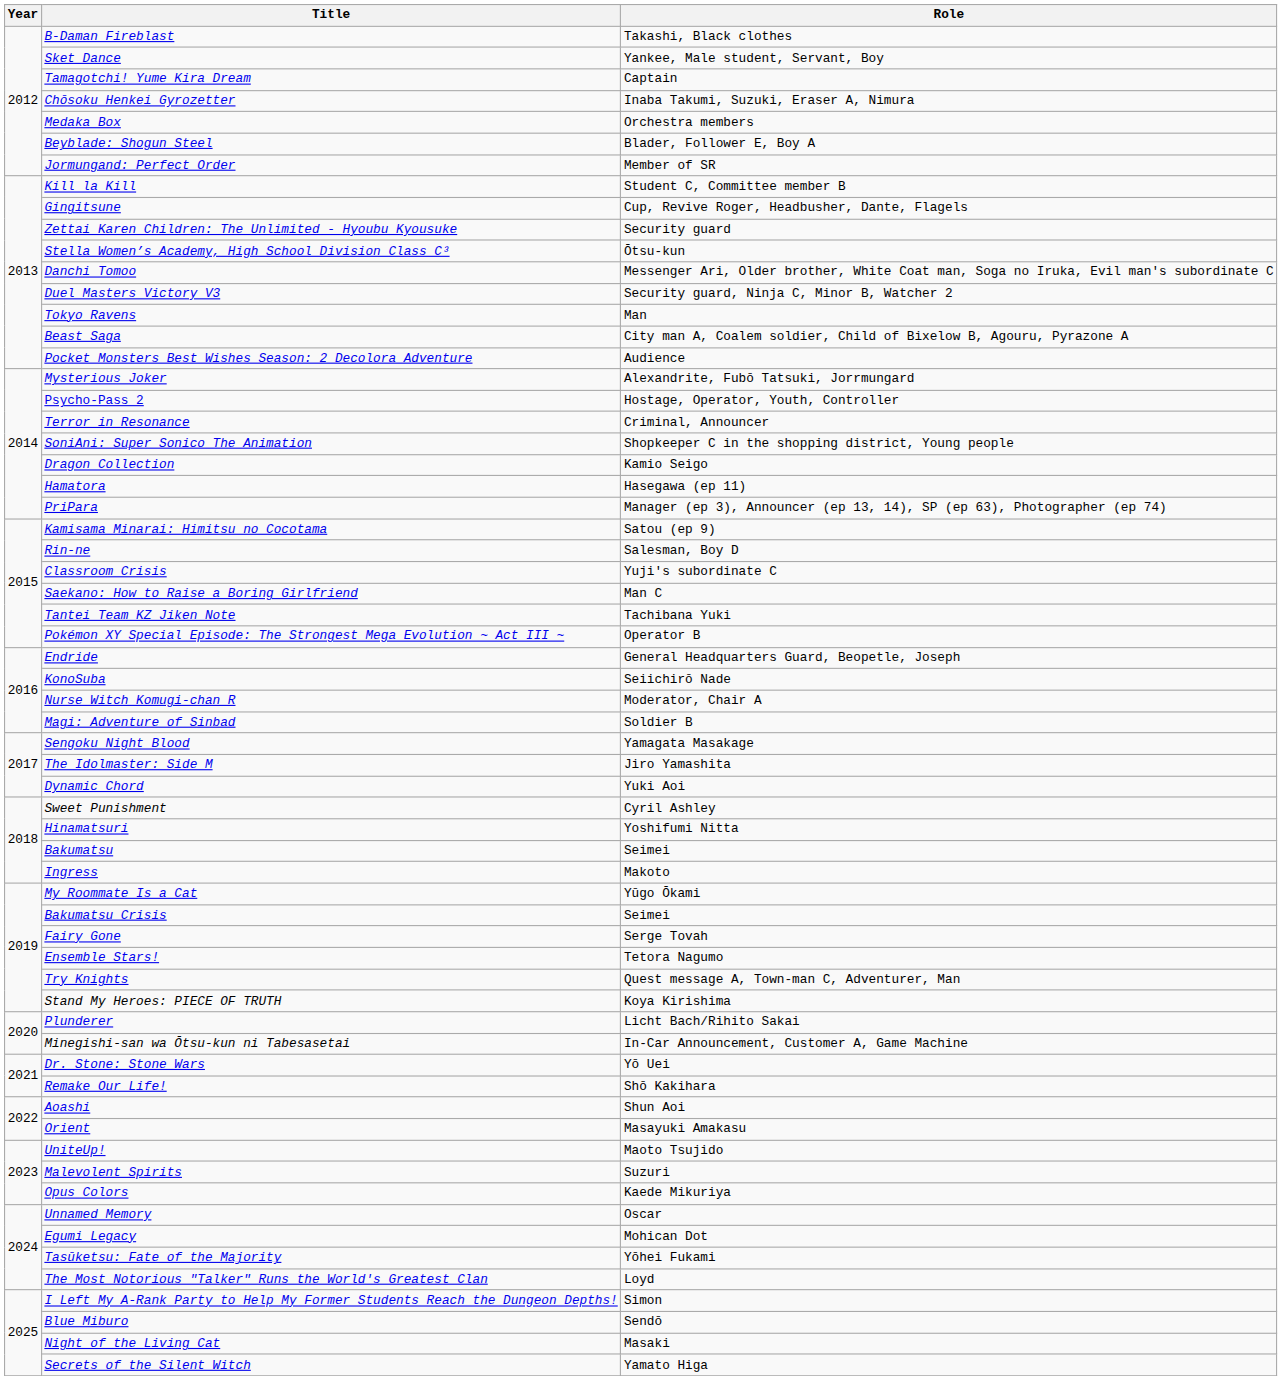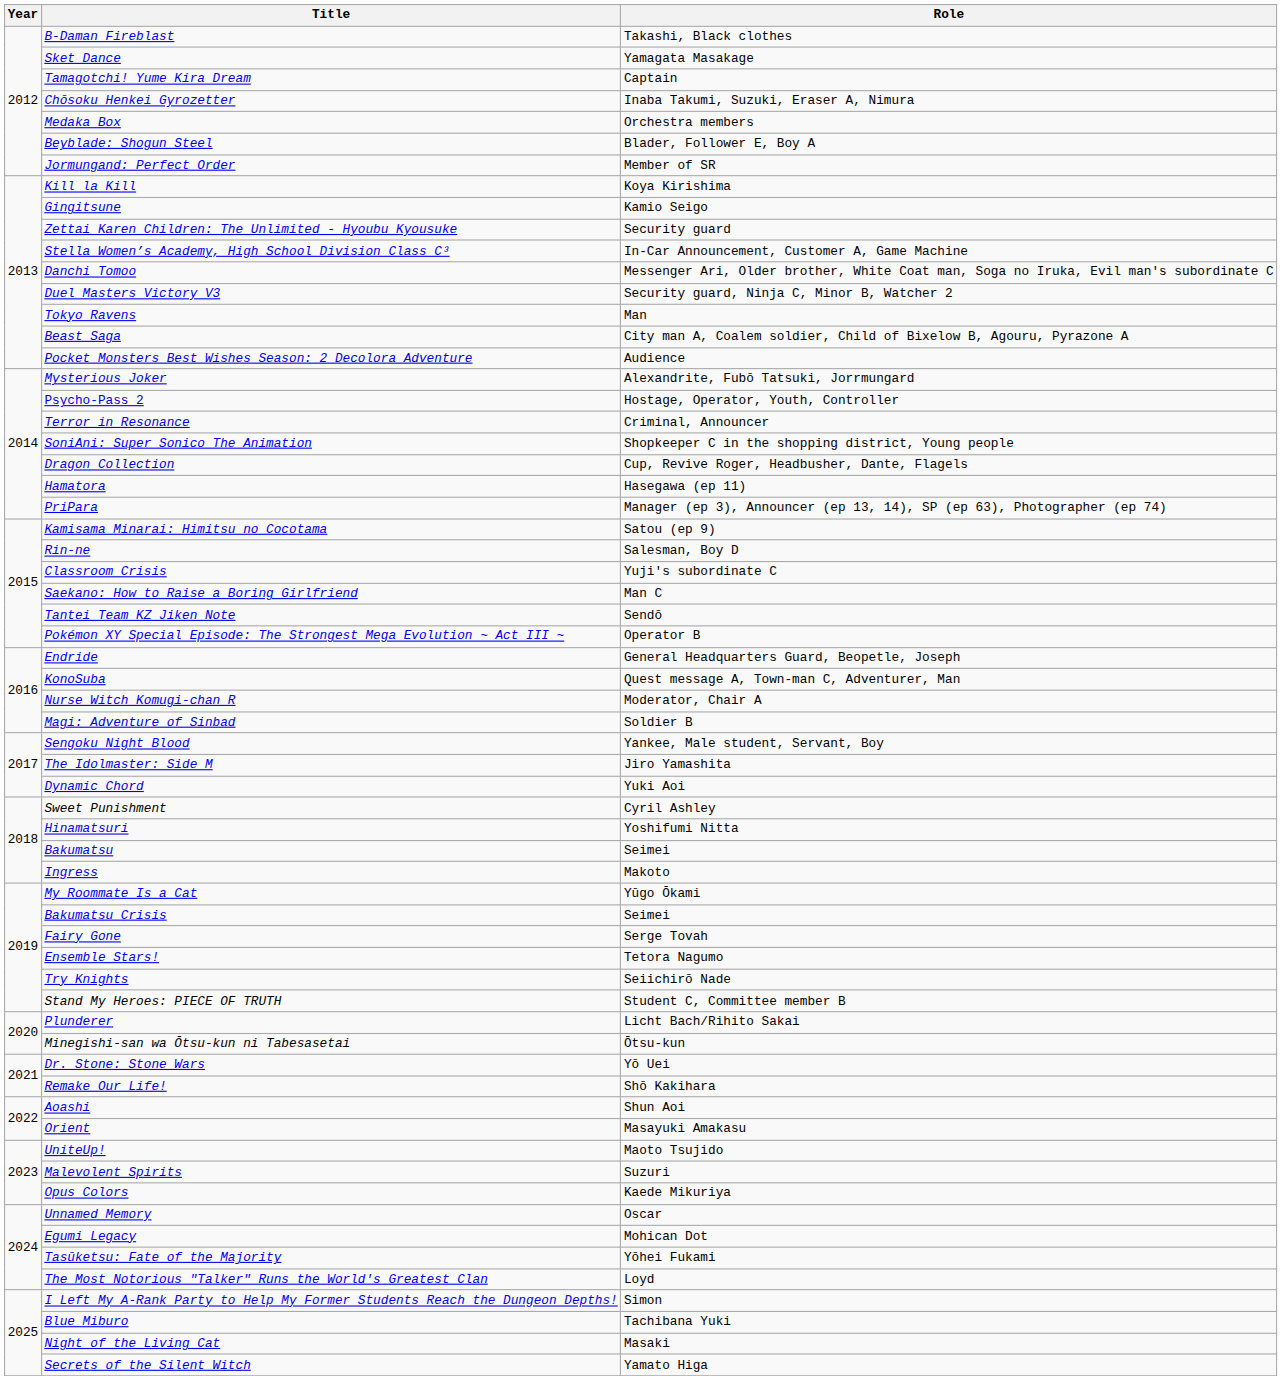(754, 58) Yankee, Male student, Servant, Boy -> (689, 58) Yamagata Masakage
(735, 186) Student C, Committee member B -> (677, 186) Koya Kirishima
(796, 208) Cup, Revive Roger, Headbusher, Dante, Flagels -> (666, 208) Kamio Seigo
(655, 251) Ōtsu-kun -> (796, 251) In-Car Announcement, Customer A, Game Machine
(666, 465) Kamio Seigo -> (796, 465) Cup, Revive Roger, Headbusher, Dante, Flagels
(677, 615) Tachibana Yuki -> (643, 615) Sendō
(677, 679) Seiichirō Nade -> (792, 679) Quest message A, Town-man C, Adventurer, Man
(689, 743) Yamagata Masakage -> (754, 743) Yankee, Male student, Servant, Boy
(792, 979) Quest message A, Town-man C, Adventurer, Man -> (677, 979) Seiichirō Nade
(677, 1001) Koya Kirishima -> (735, 1001) Student C, Committee member B
(796, 1043) In-Car Announcement, Customer A, Game Machine -> (655, 1043) Ōtsu-kun
(643, 1322) Sendō -> (677, 1322) Tachibana Yuki
